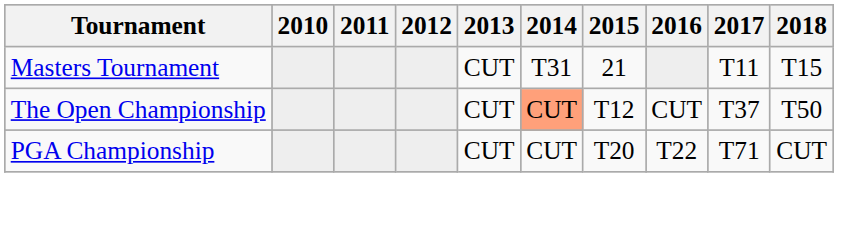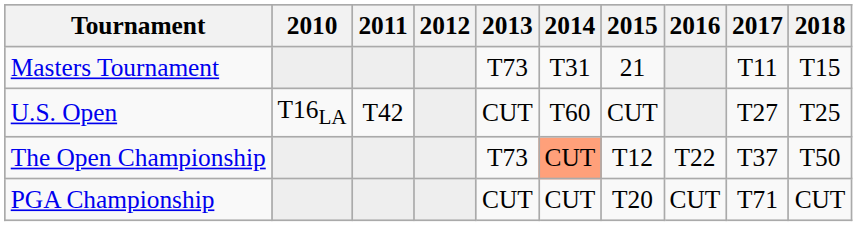(489, 67) CUT -> (507, 67) T73
+ row: (64, 112)
(489, 109) CUT -> (507, 157) T73
(677, 109) CUT -> (695, 157) T22
(677, 151) T22 -> (695, 199) CUT
